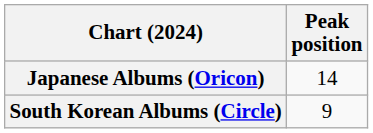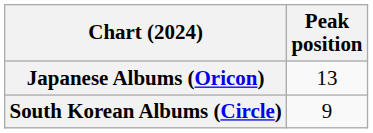(327, 77) 14 -> (327, 77) 13
